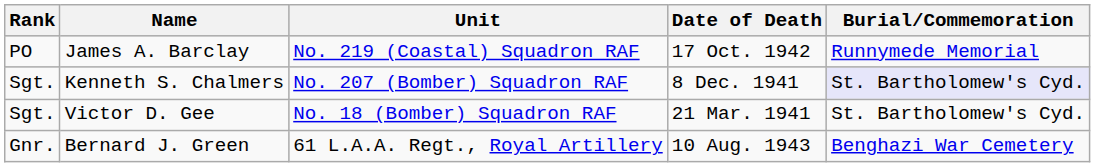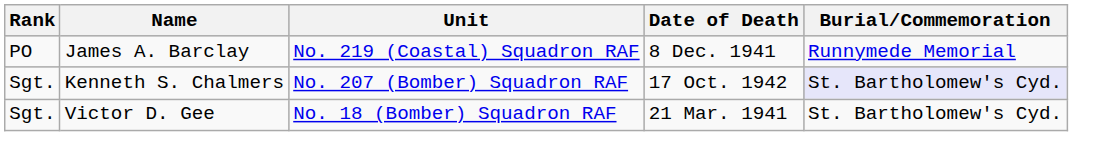(741, 52) 17 Oct. 1942 -> (712, 52) 8 Dec. 1941
(735, 83) 8 Dec. 1941 -> (718, 83) 17 Oct. 1942
- row: (157, 146)
